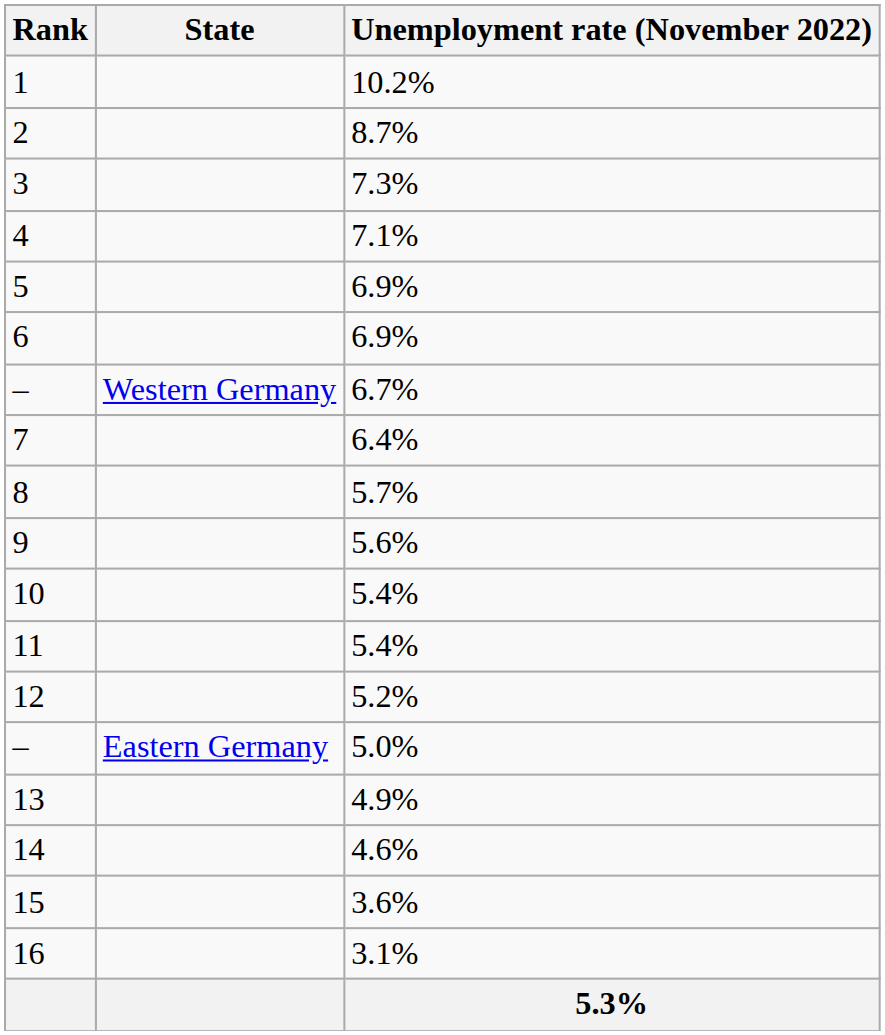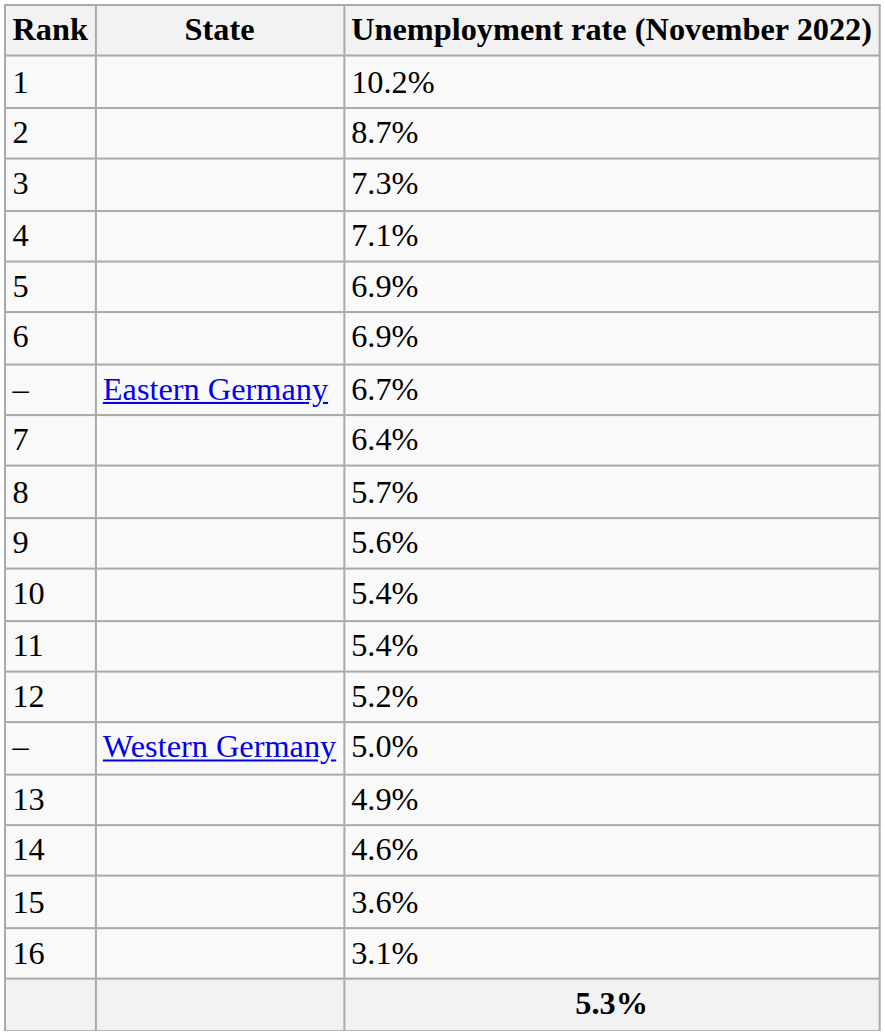(220, 388) Western Germany -> (215, 388) Eastern Germany
(215, 747) Eastern Germany -> (220, 747) Western Germany
